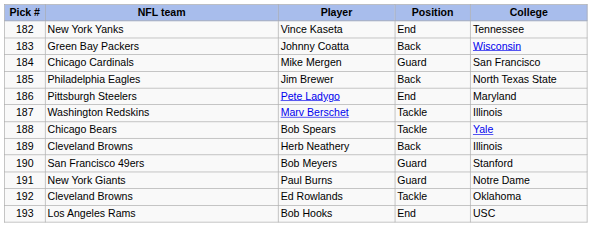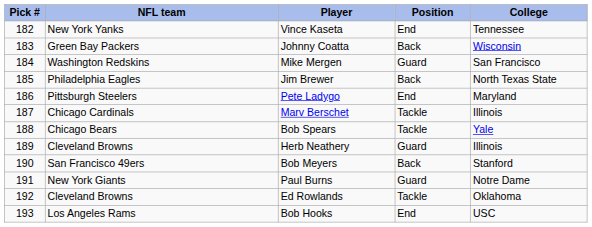(91, 63) Chicago Cardinals -> (98, 63) Washington Redskins
(98, 113) Washington Redskins -> (91, 113) Chicago Cardinals
(409, 146) Back -> (412, 146) Guard
(412, 163) Guard -> (409, 163) Back
